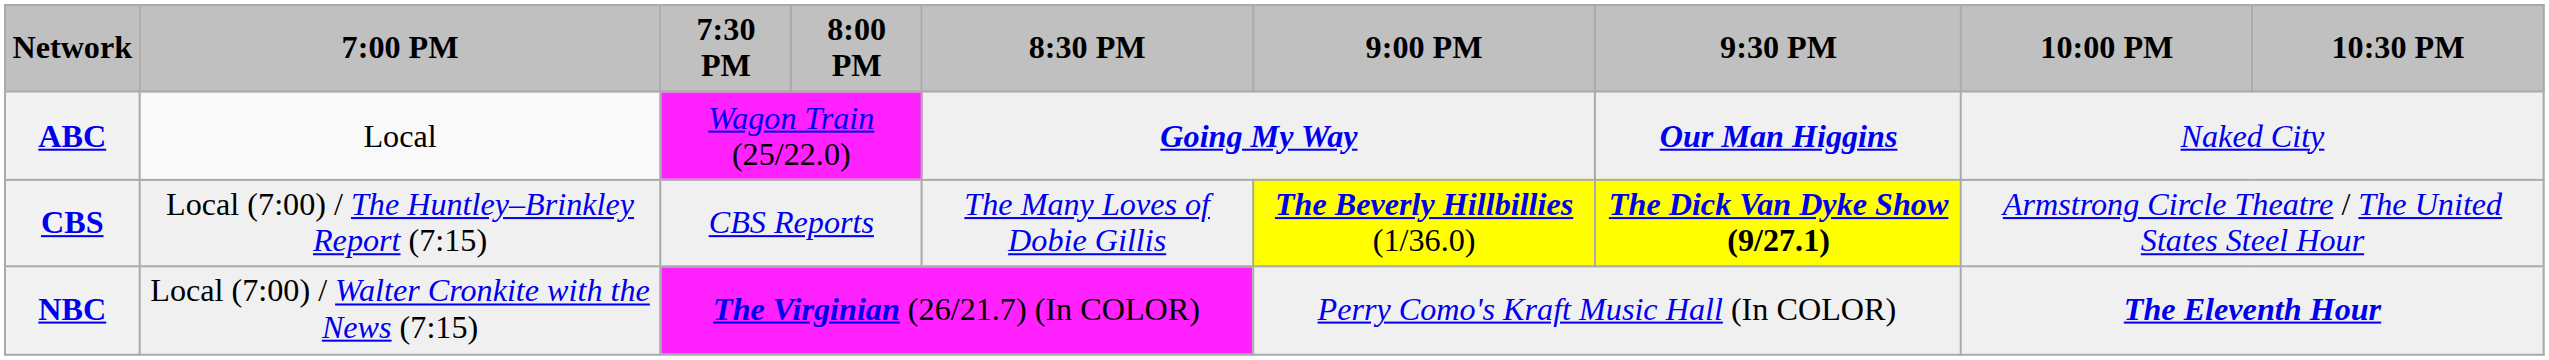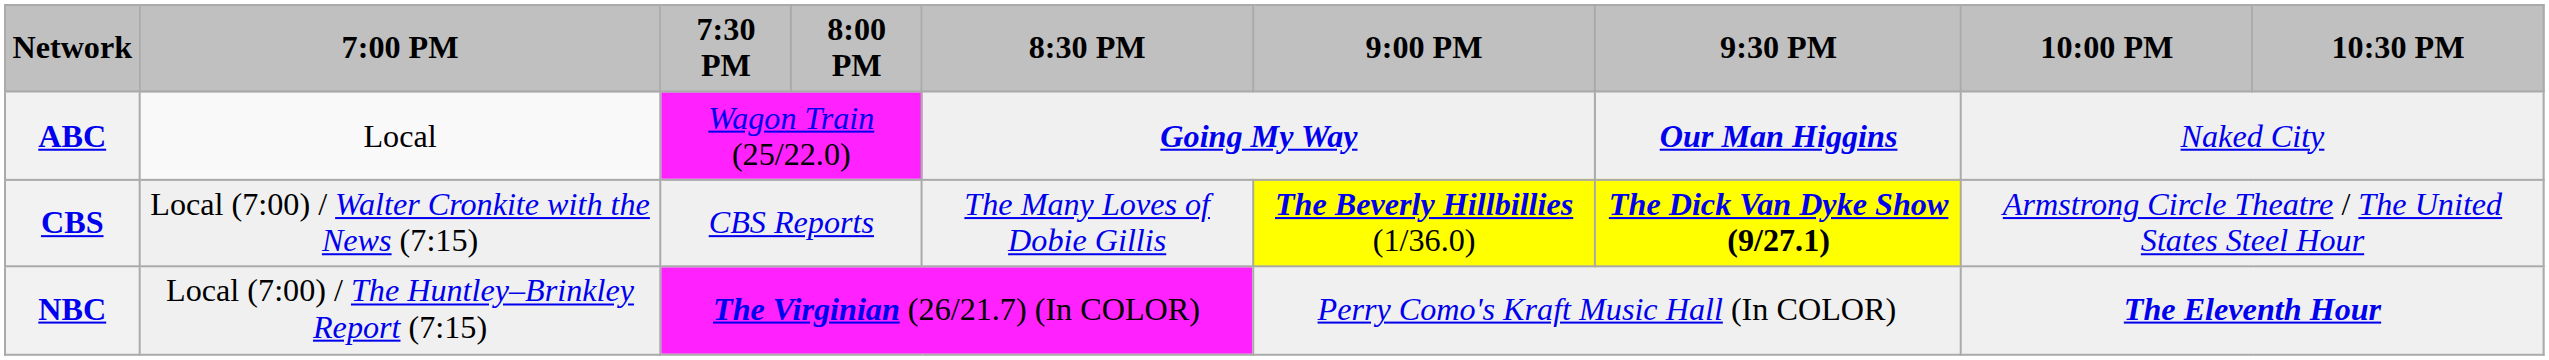(400, 222) Local (7:00) / The Huntley–Brinkley Report (7:15) -> (400, 222) Local (7:00) / Walter Cronkite with the News (7:15)
(400, 309) Local (7:00) / Walter Cronkite with the News (7:15) -> (400, 309) Local (7:00) / The Huntley–Brinkley Report (7:15)
